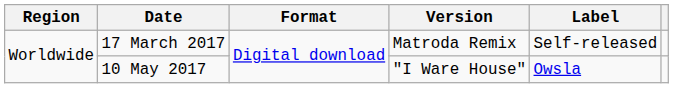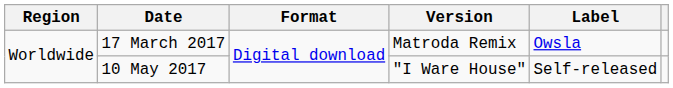(595, 43) Self-released -> (557, 43) Owsla
(557, 69) Owsla -> (595, 69) Self-released
